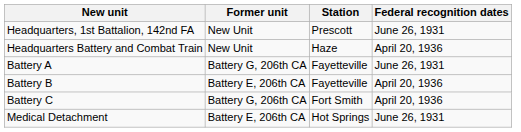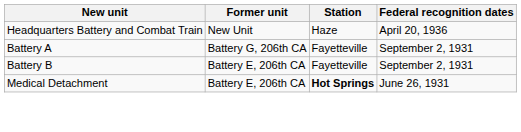- row: (100, 30)
(409, 65) June 26, 1931 -> (426, 48) September 2, 1931
(408, 83) April 20, 1936 -> (426, 65) September 2, 1931
- row: (30, 100)
(340, 118) normal -> (343, 83) bold
